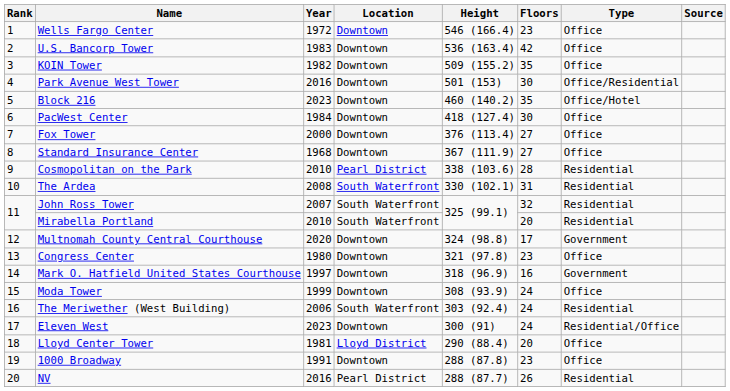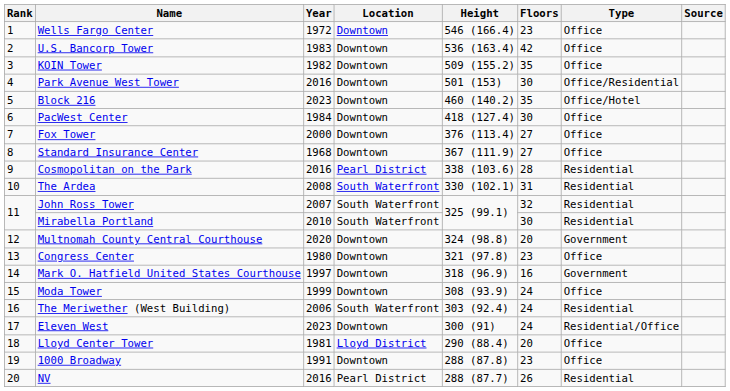(319, 169) 2010 -> (319, 169) 2016
(527, 222) 20 -> (527, 222) 30
(527, 239) 17 -> (527, 239) 20
